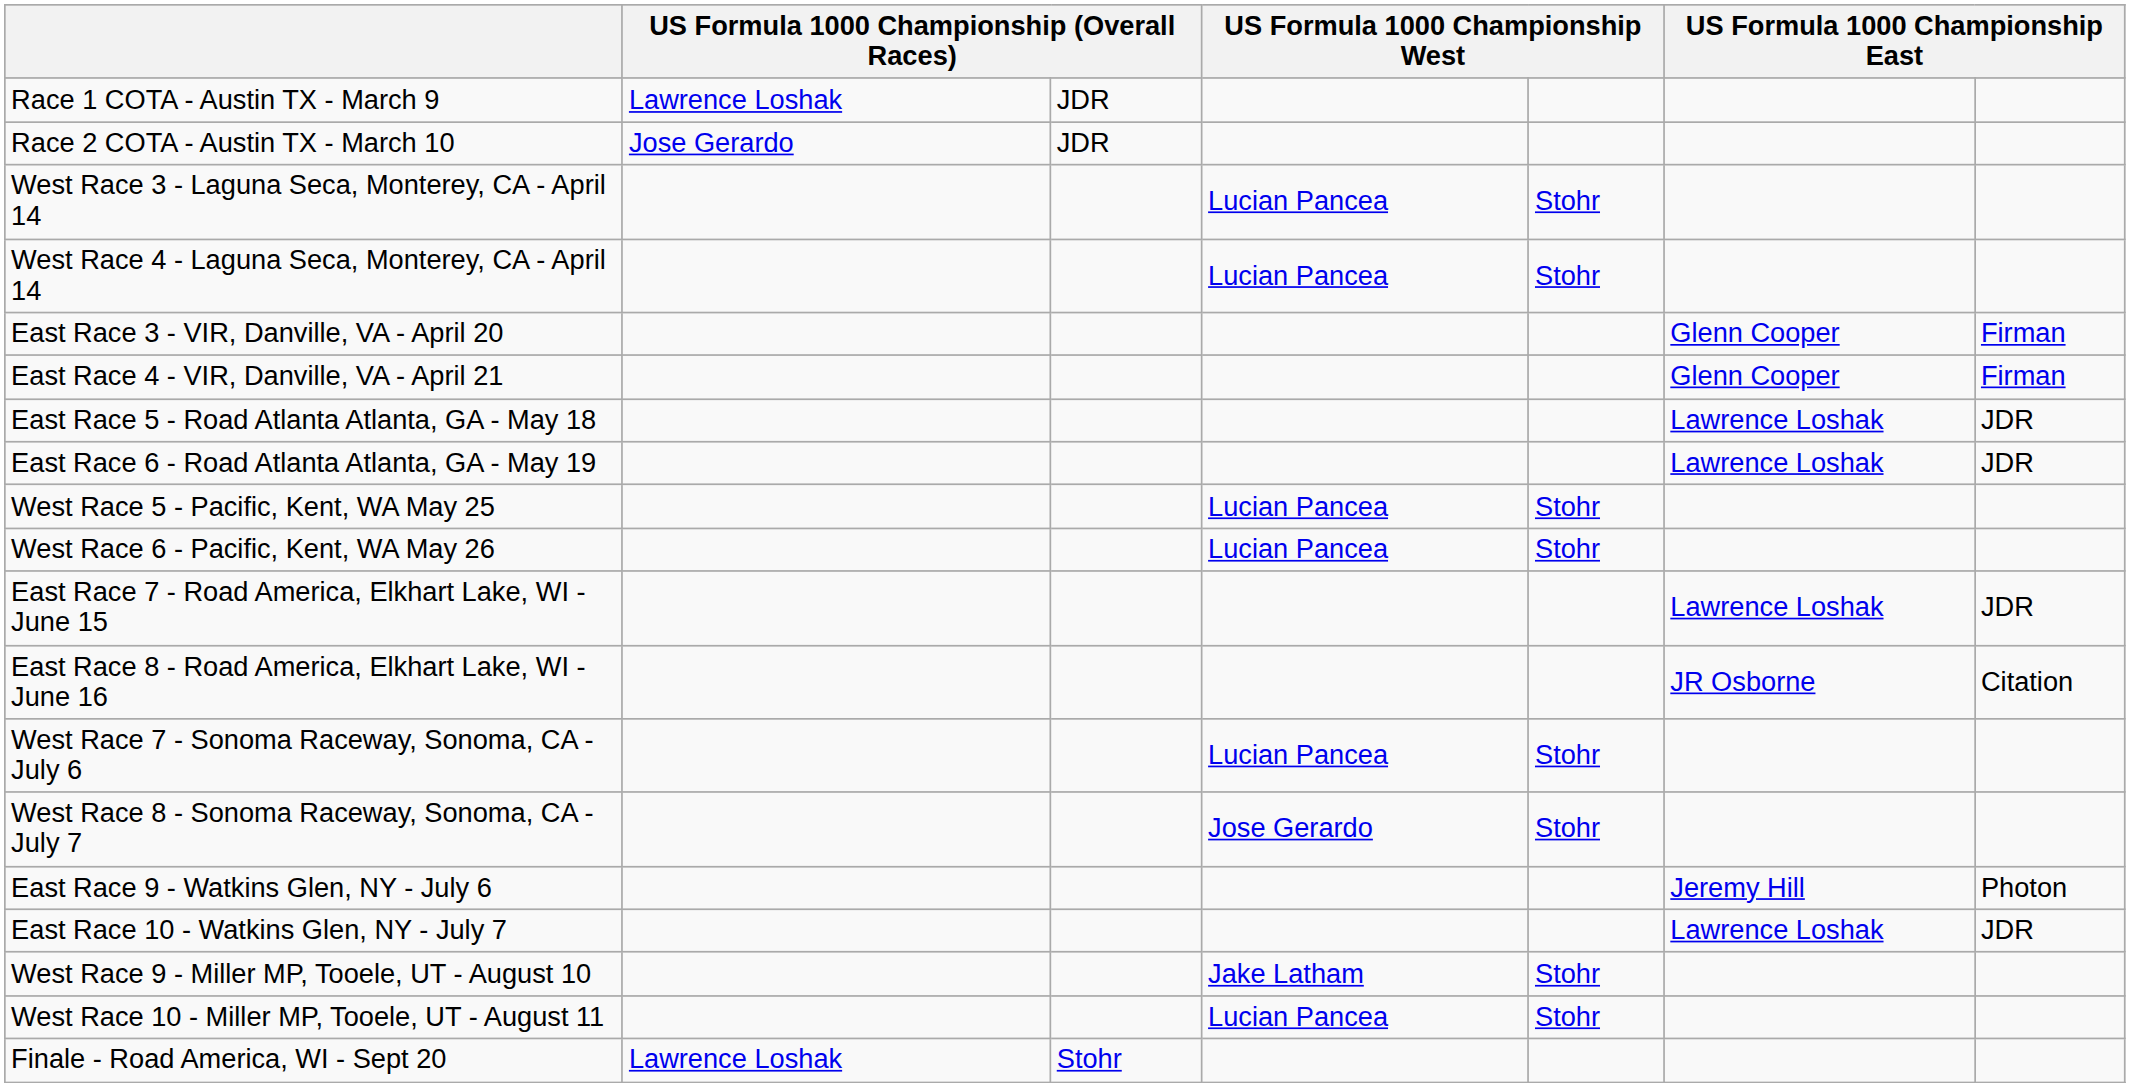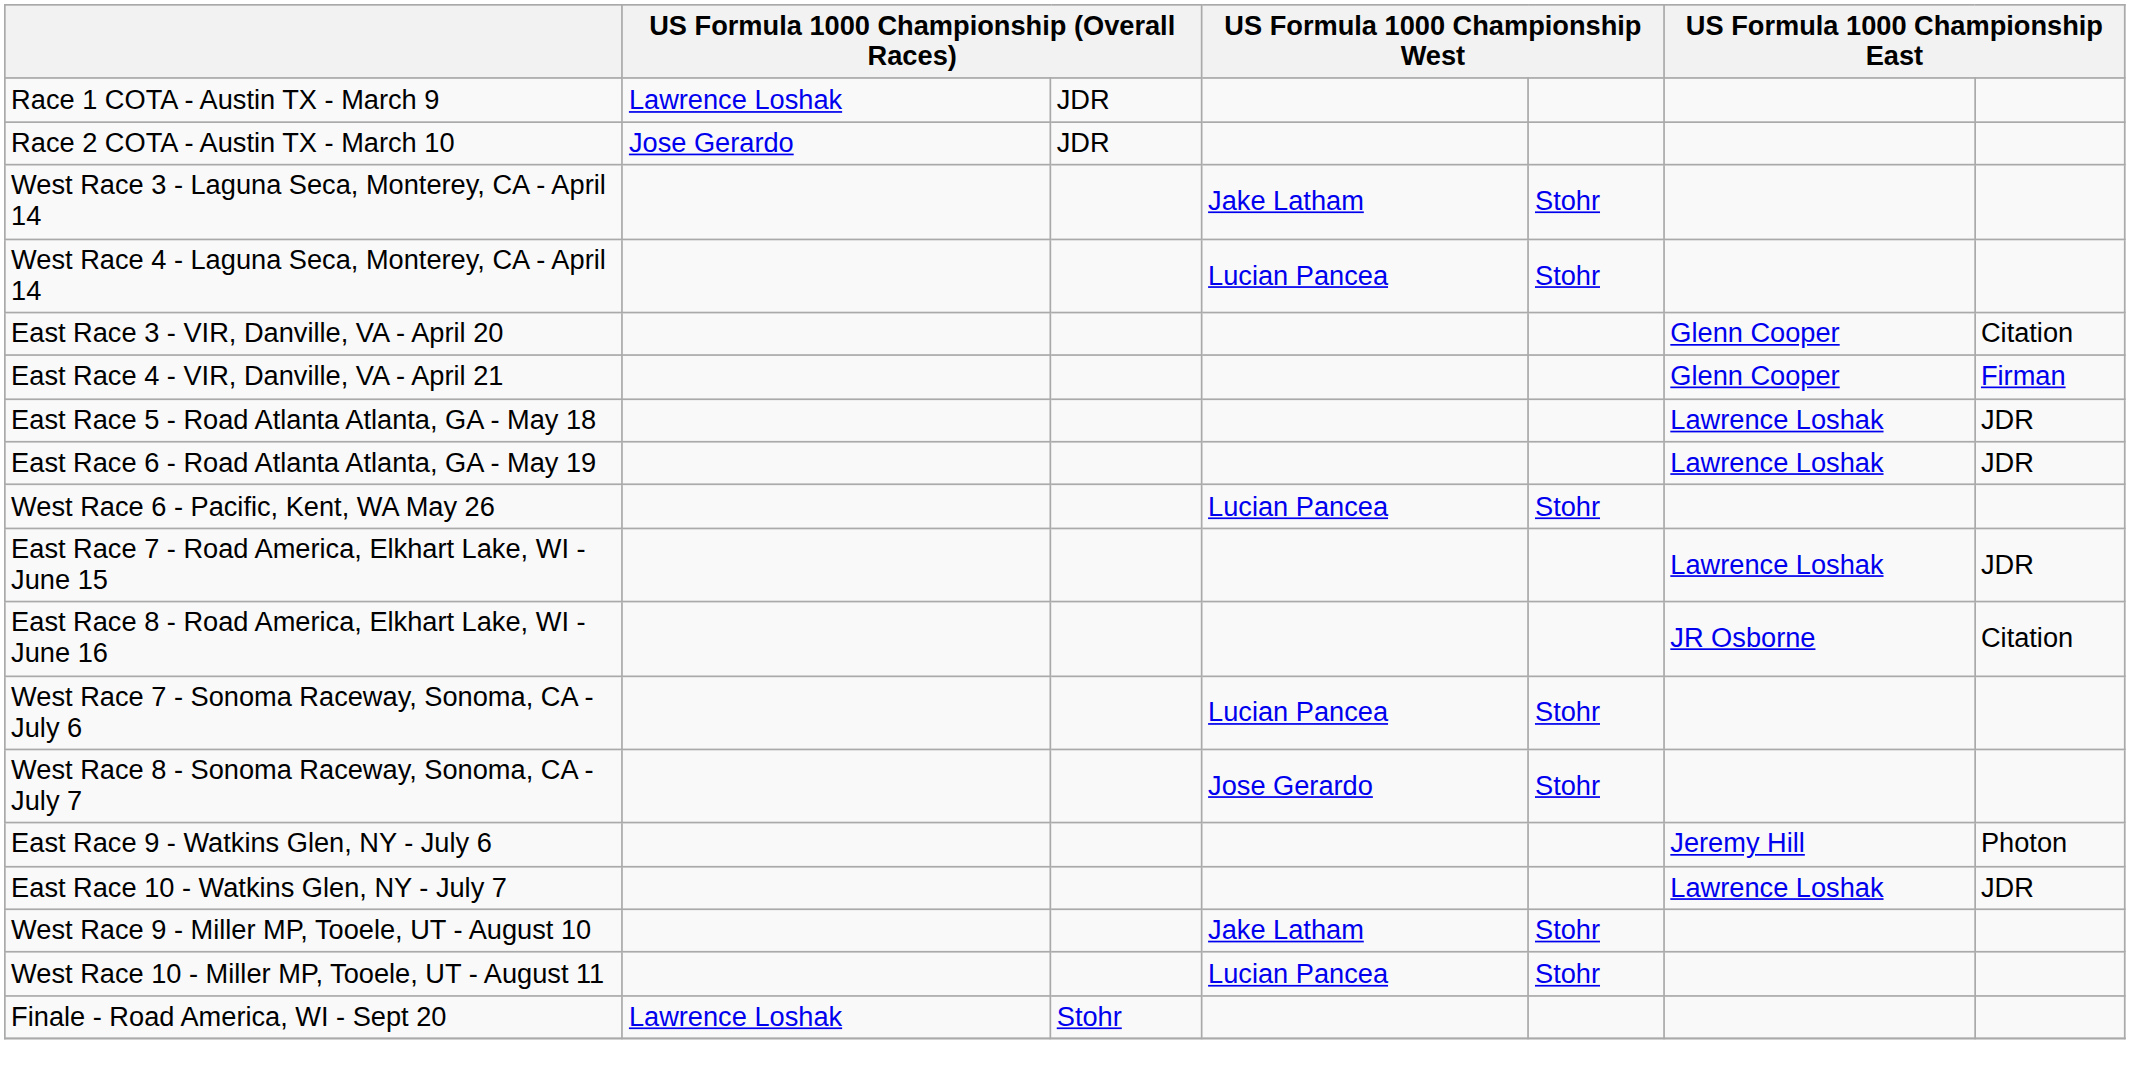(1298, 201) Lucian Pancea -> (1286, 201) Jake Latham
(2023, 333) Firman -> (2027, 333) Citation
- row: (253, 506)
